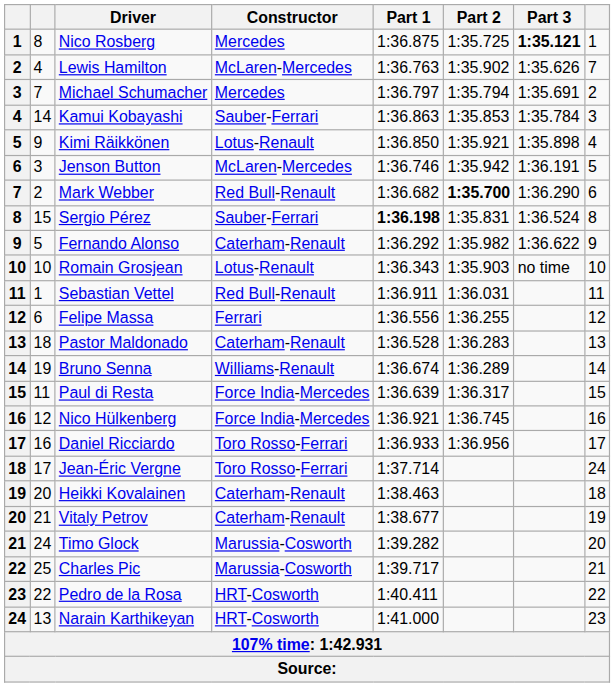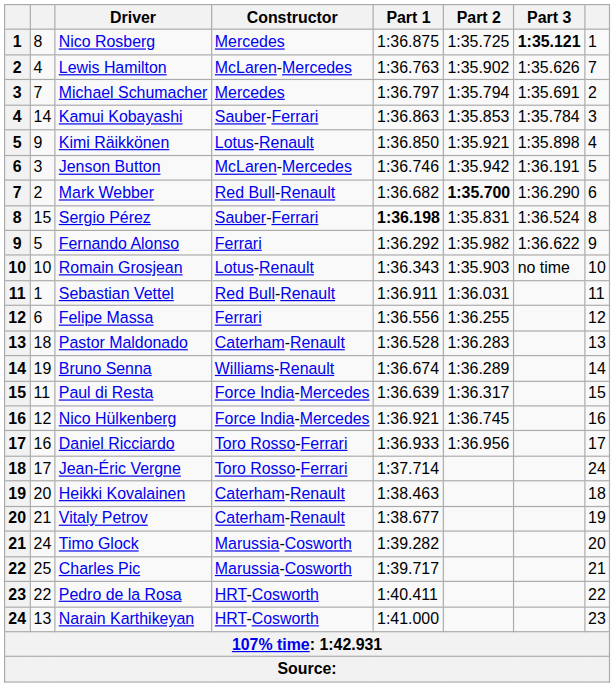(280, 242) Caterham-Renault -> (238, 242) Ferrari
